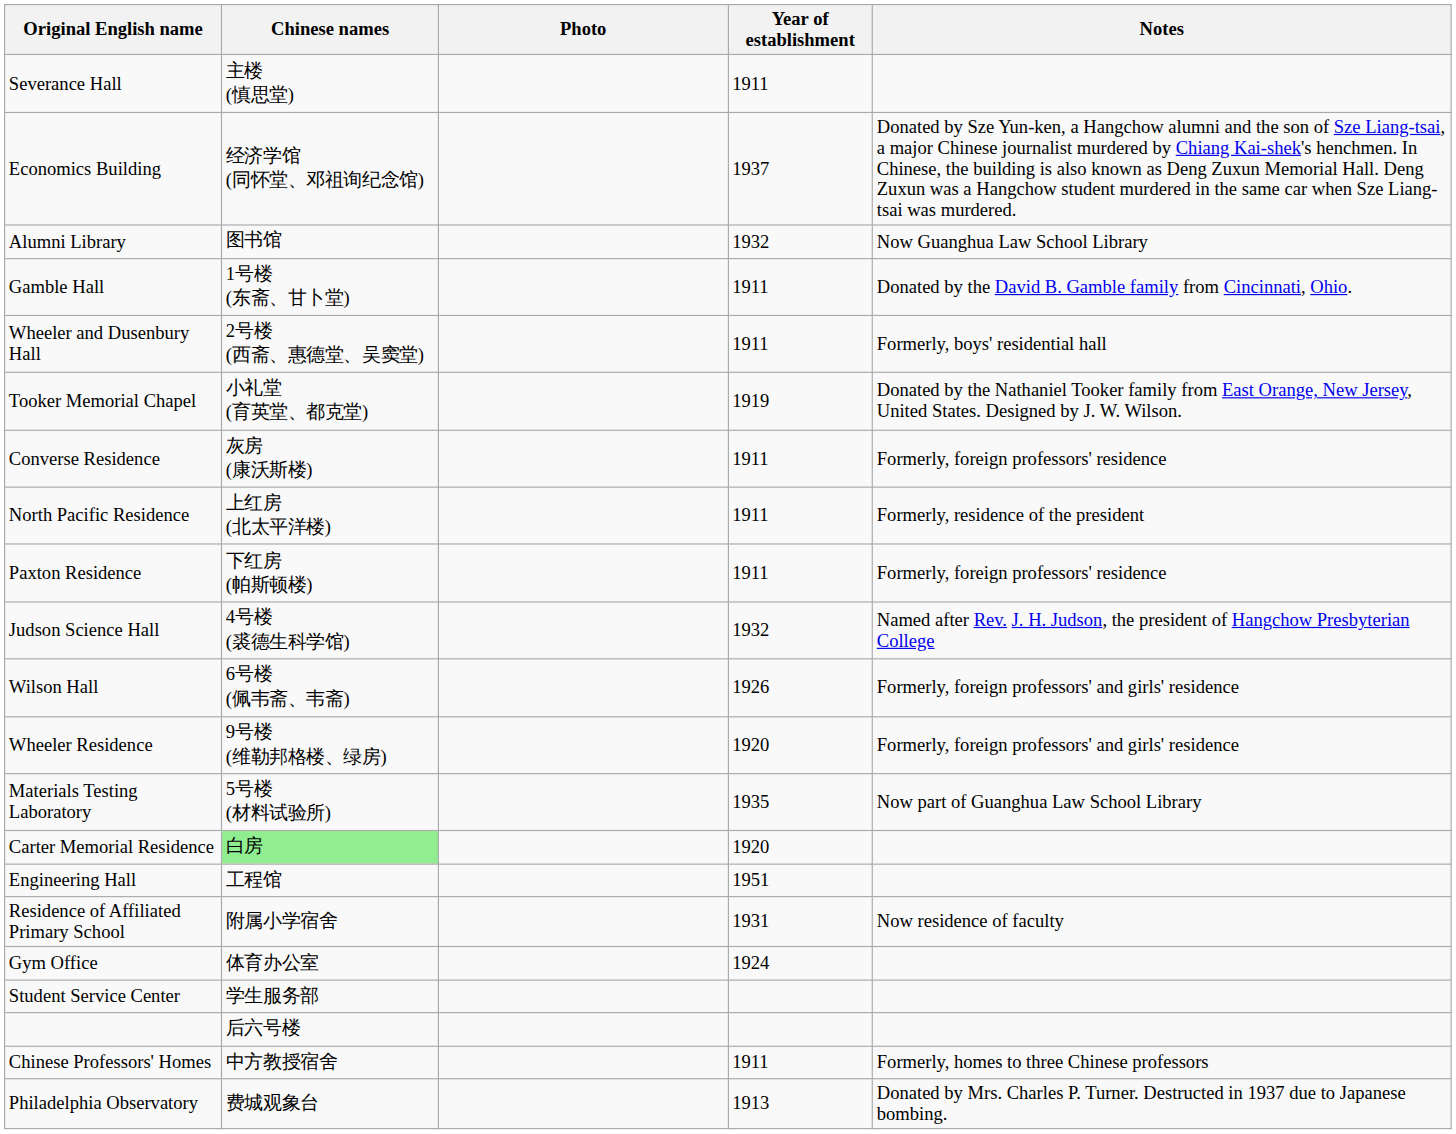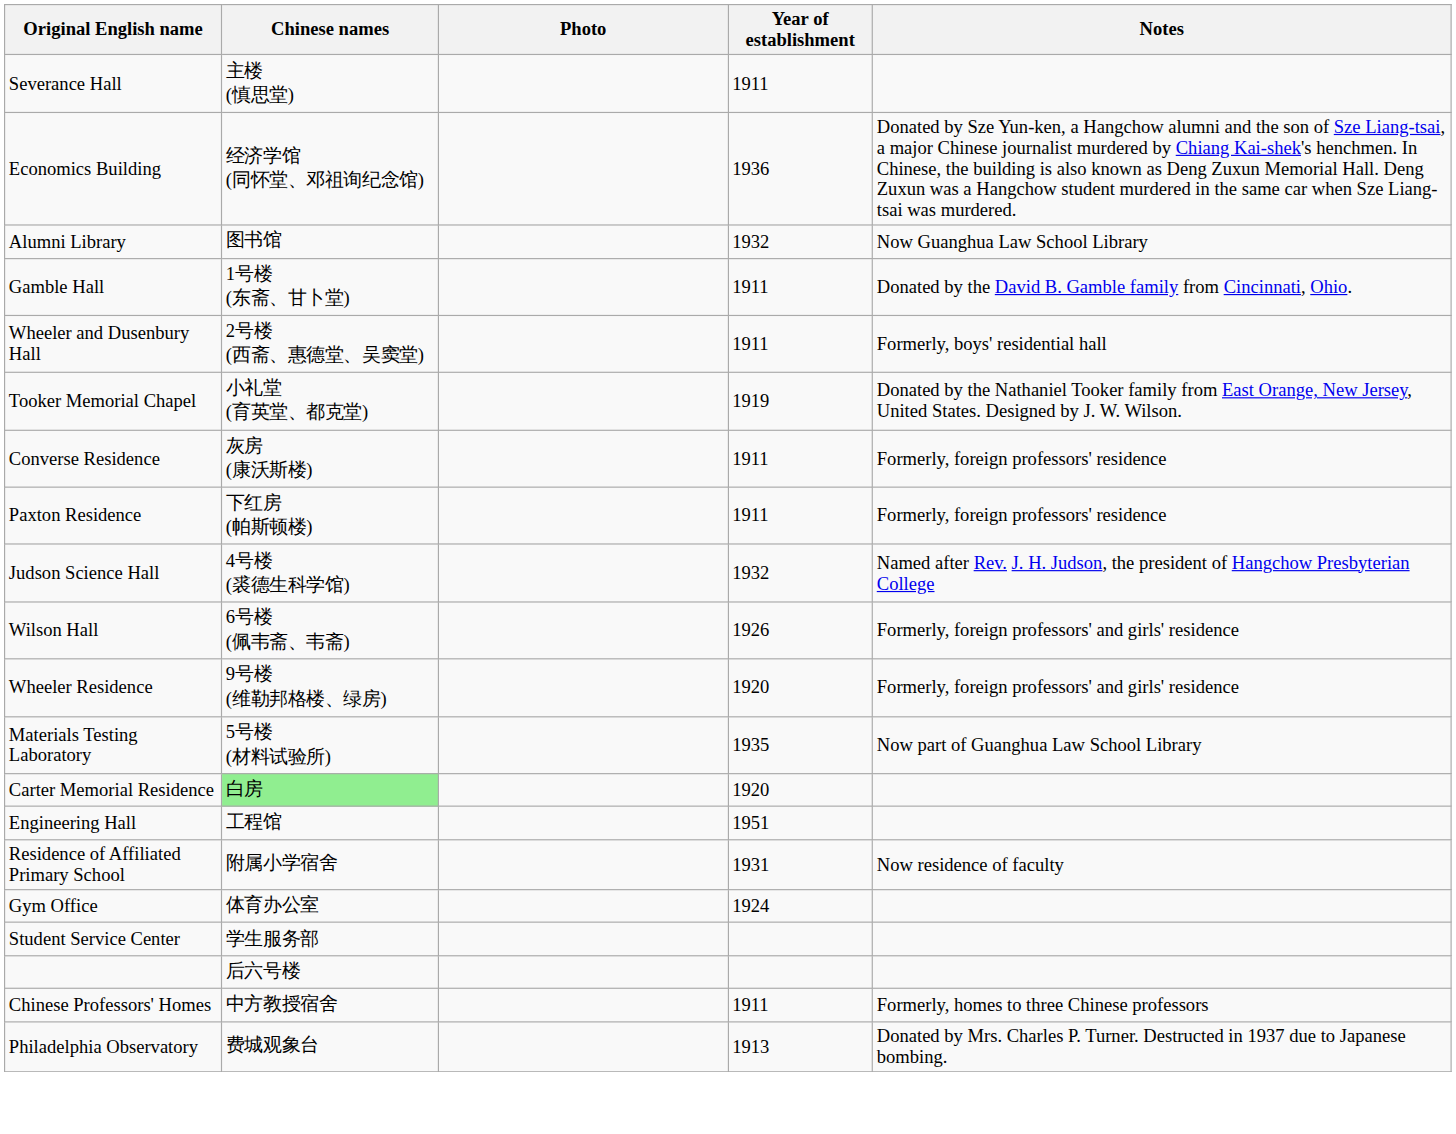(751, 168) 1937 -> (751, 168) 1936
- row: (99, 515)
